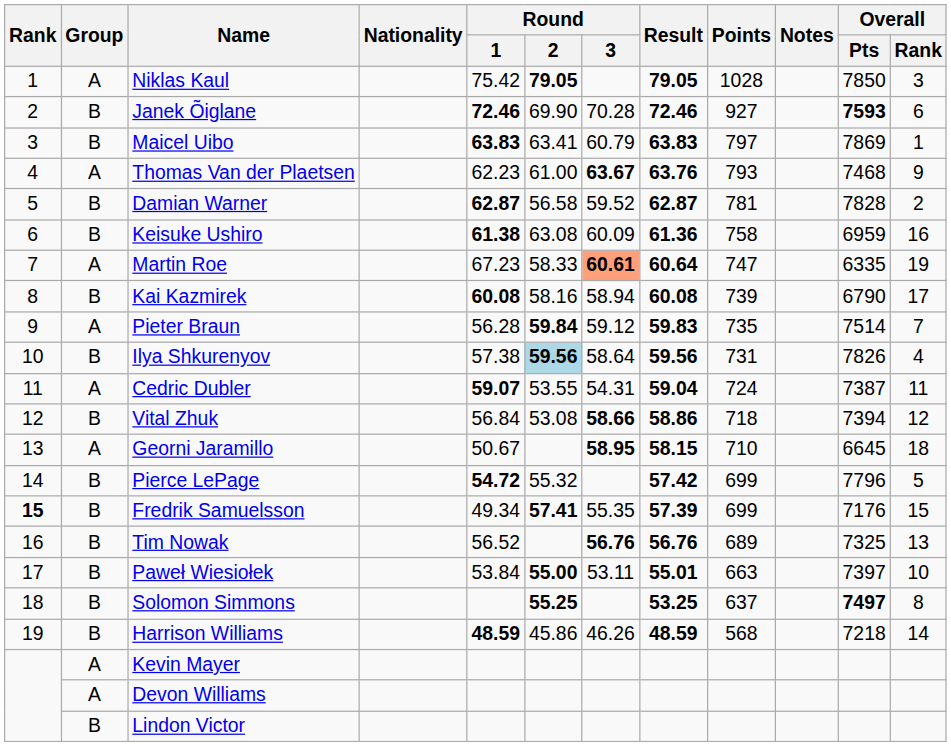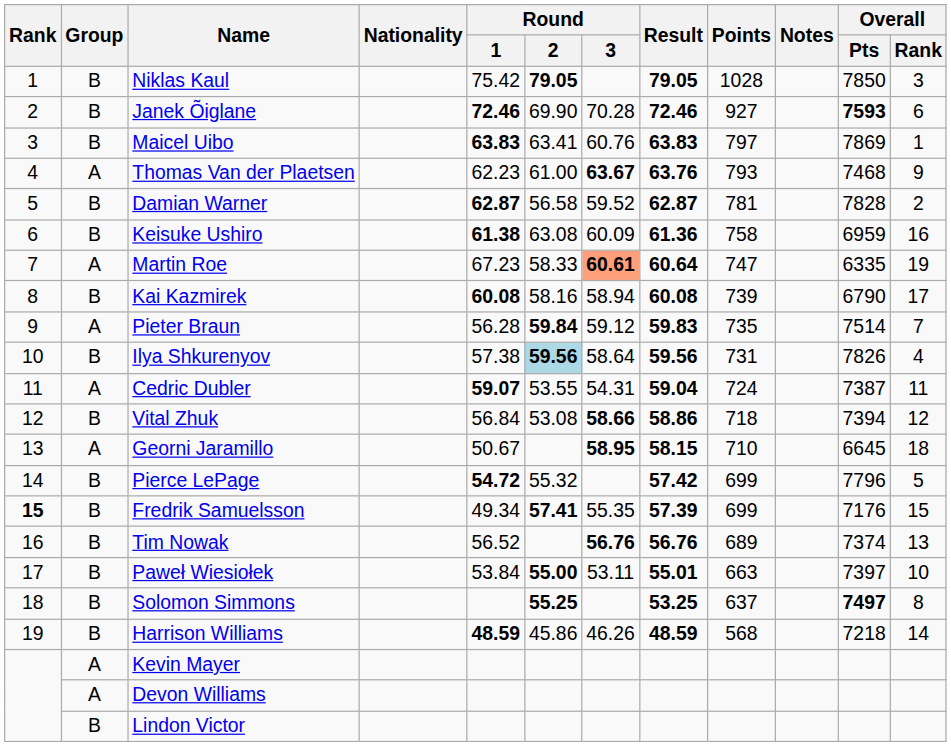(94, 81) A -> (94, 81) B
(611, 142) 60.79 -> (611, 142) 60.76
(864, 541) 7325 -> (864, 541) 7374
